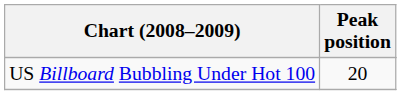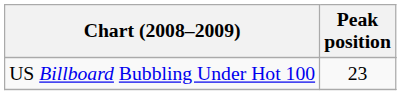(358, 73) 20 -> (358, 73) 23
